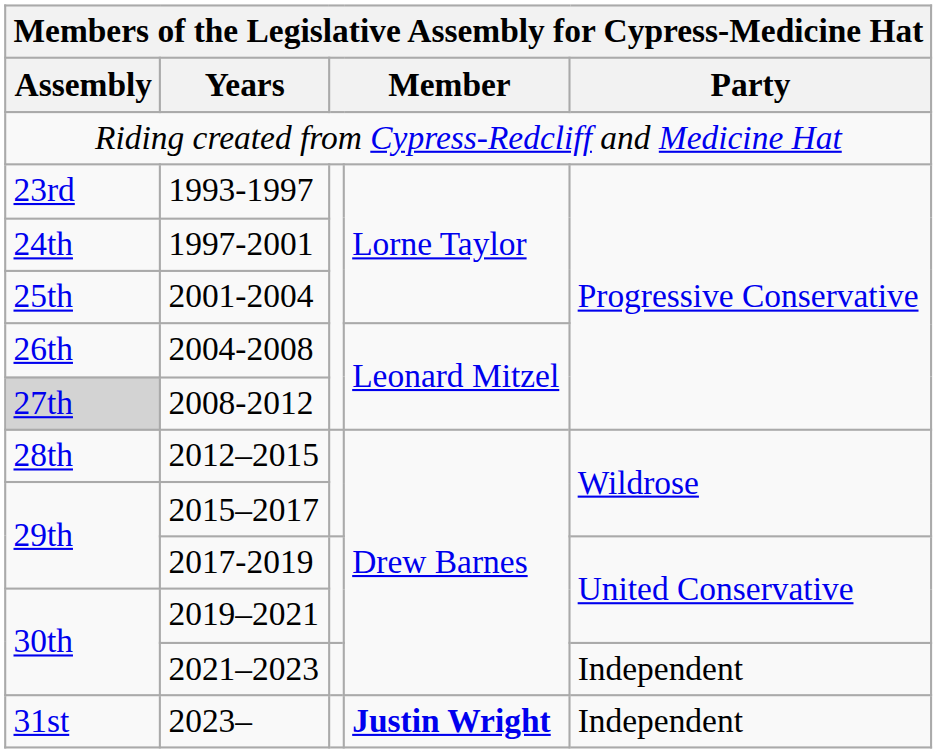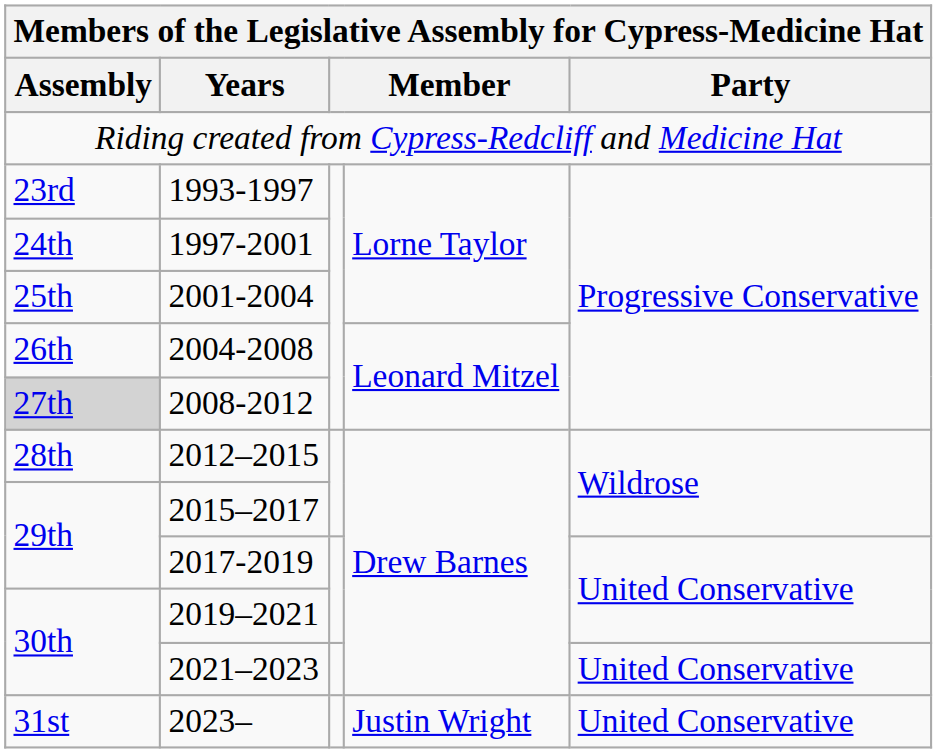(660, 667) Independent -> (716, 667) United Conservative
(451, 720) bold -> (442, 720) normal
(660, 720) Independent -> (716, 720) United Conservative
